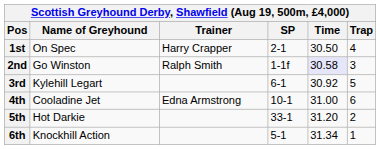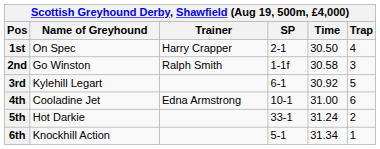(324, 65) lavender background -> (324, 65) no background
(324, 118) 31.20 -> (324, 118) 31.24
